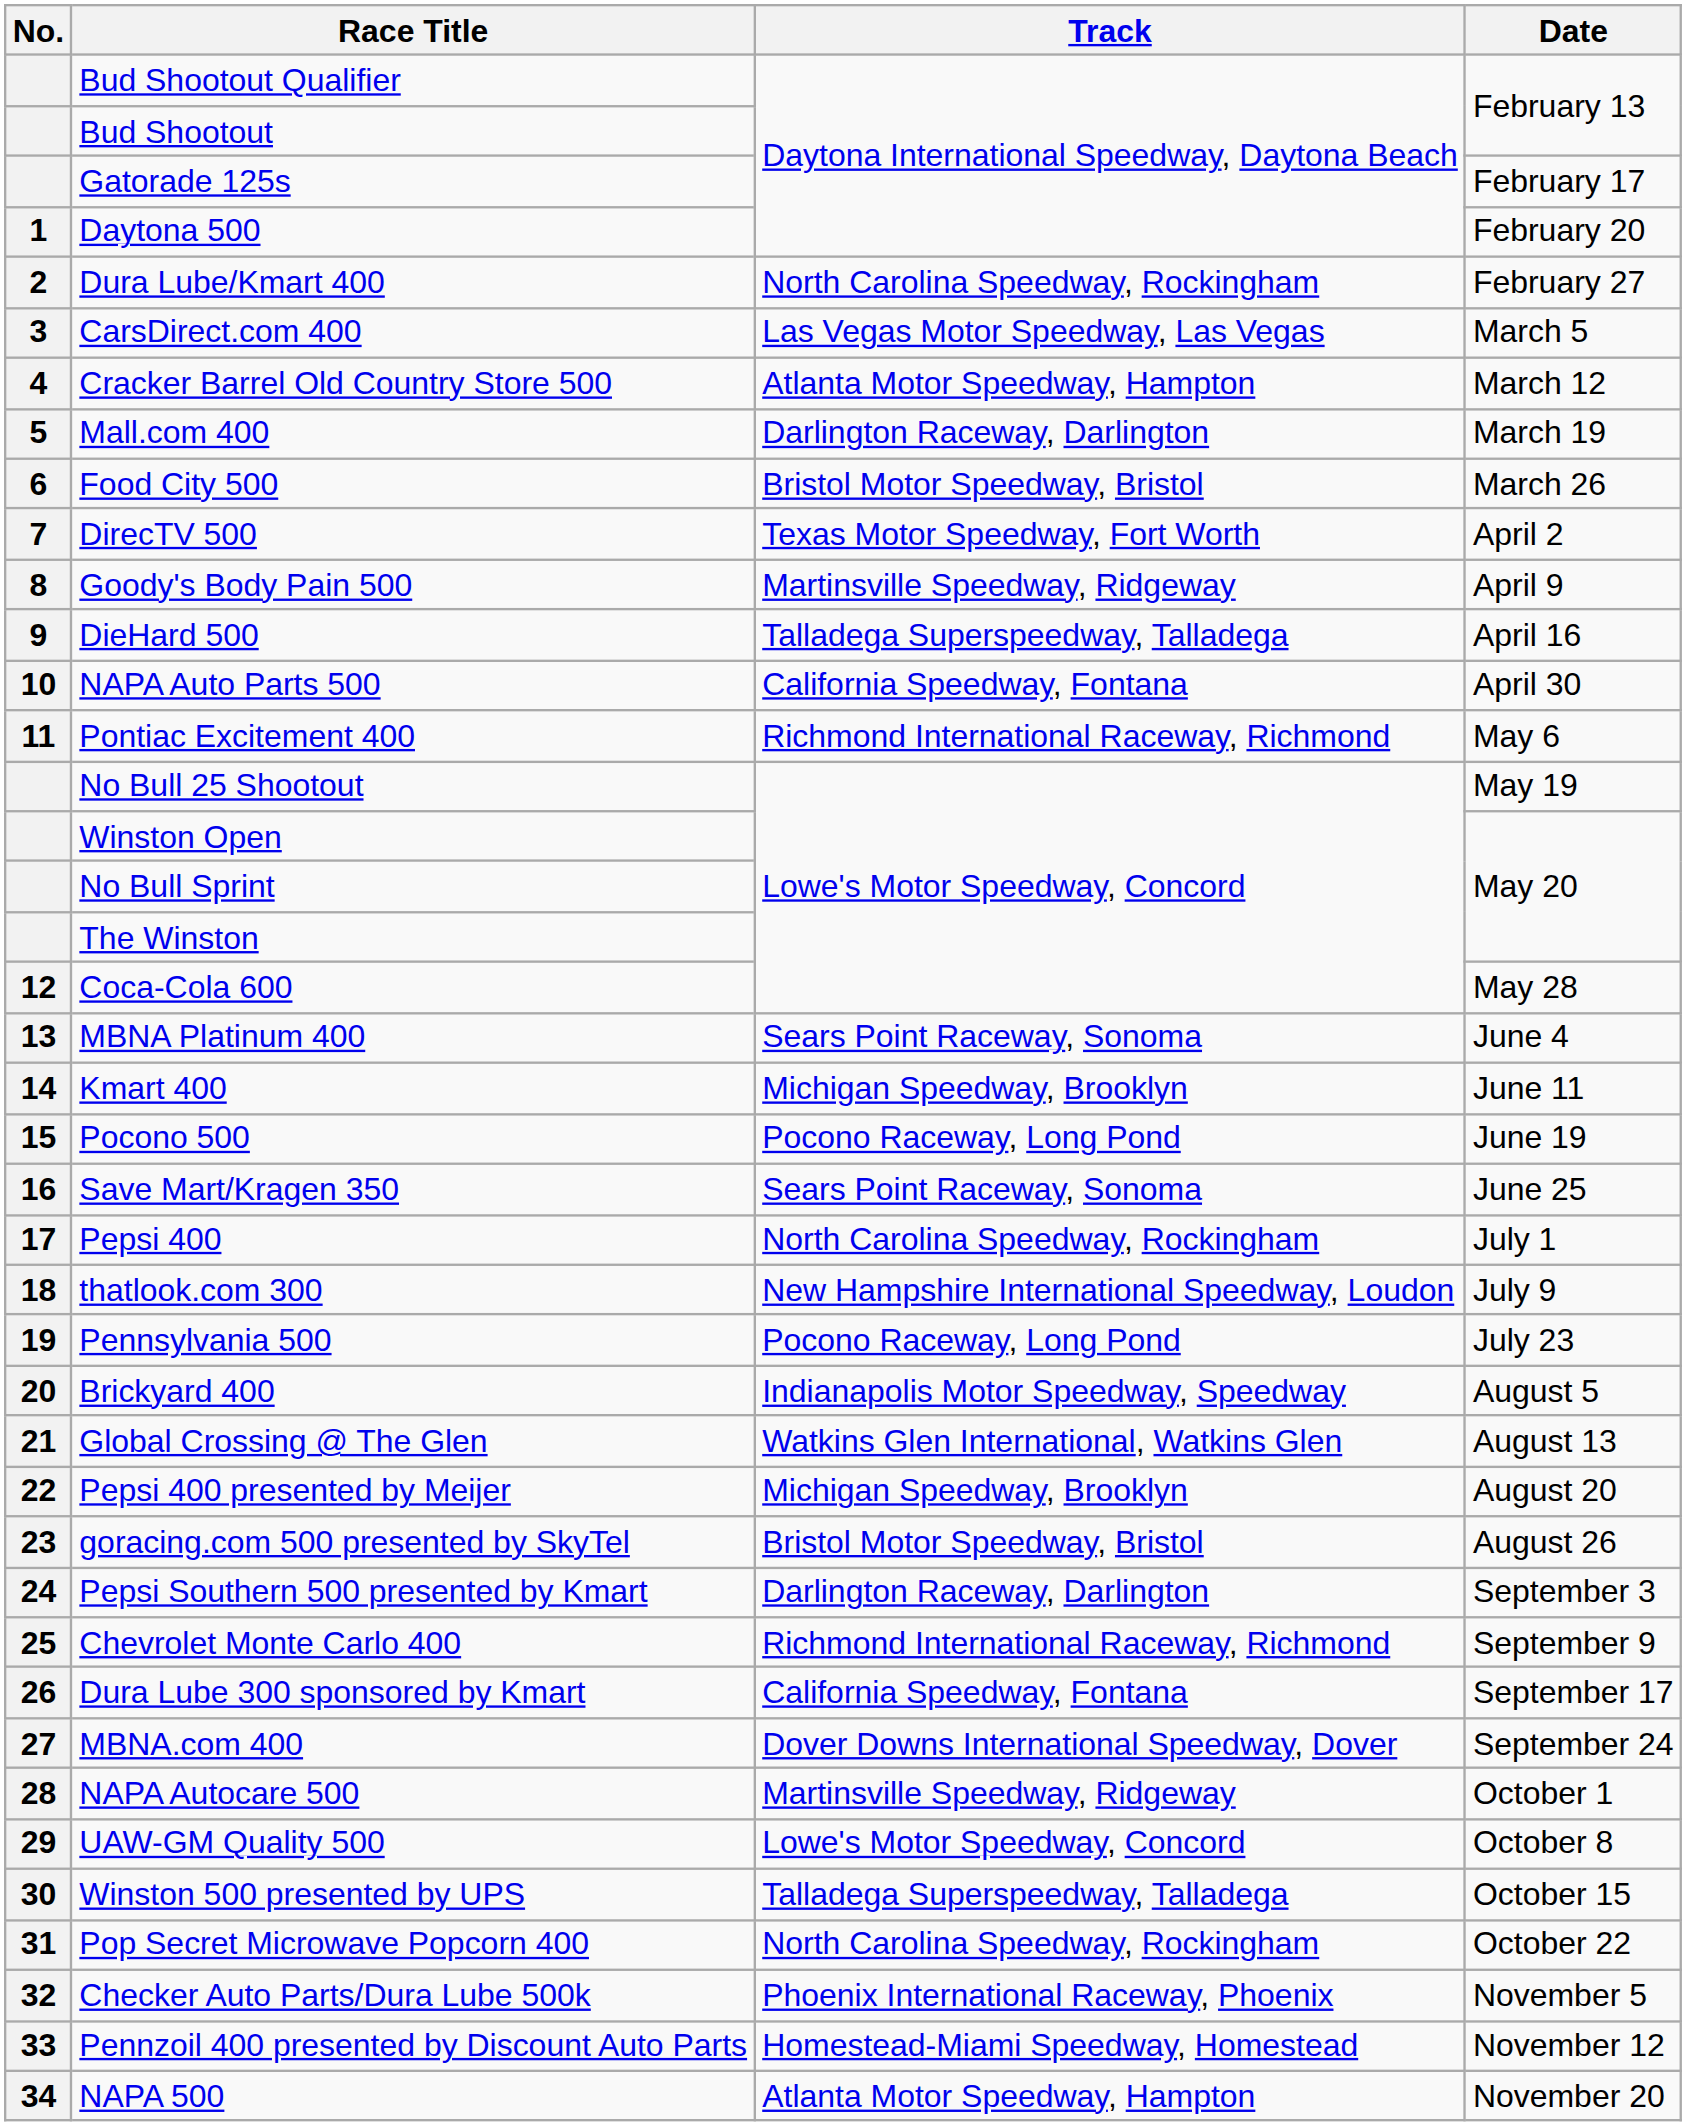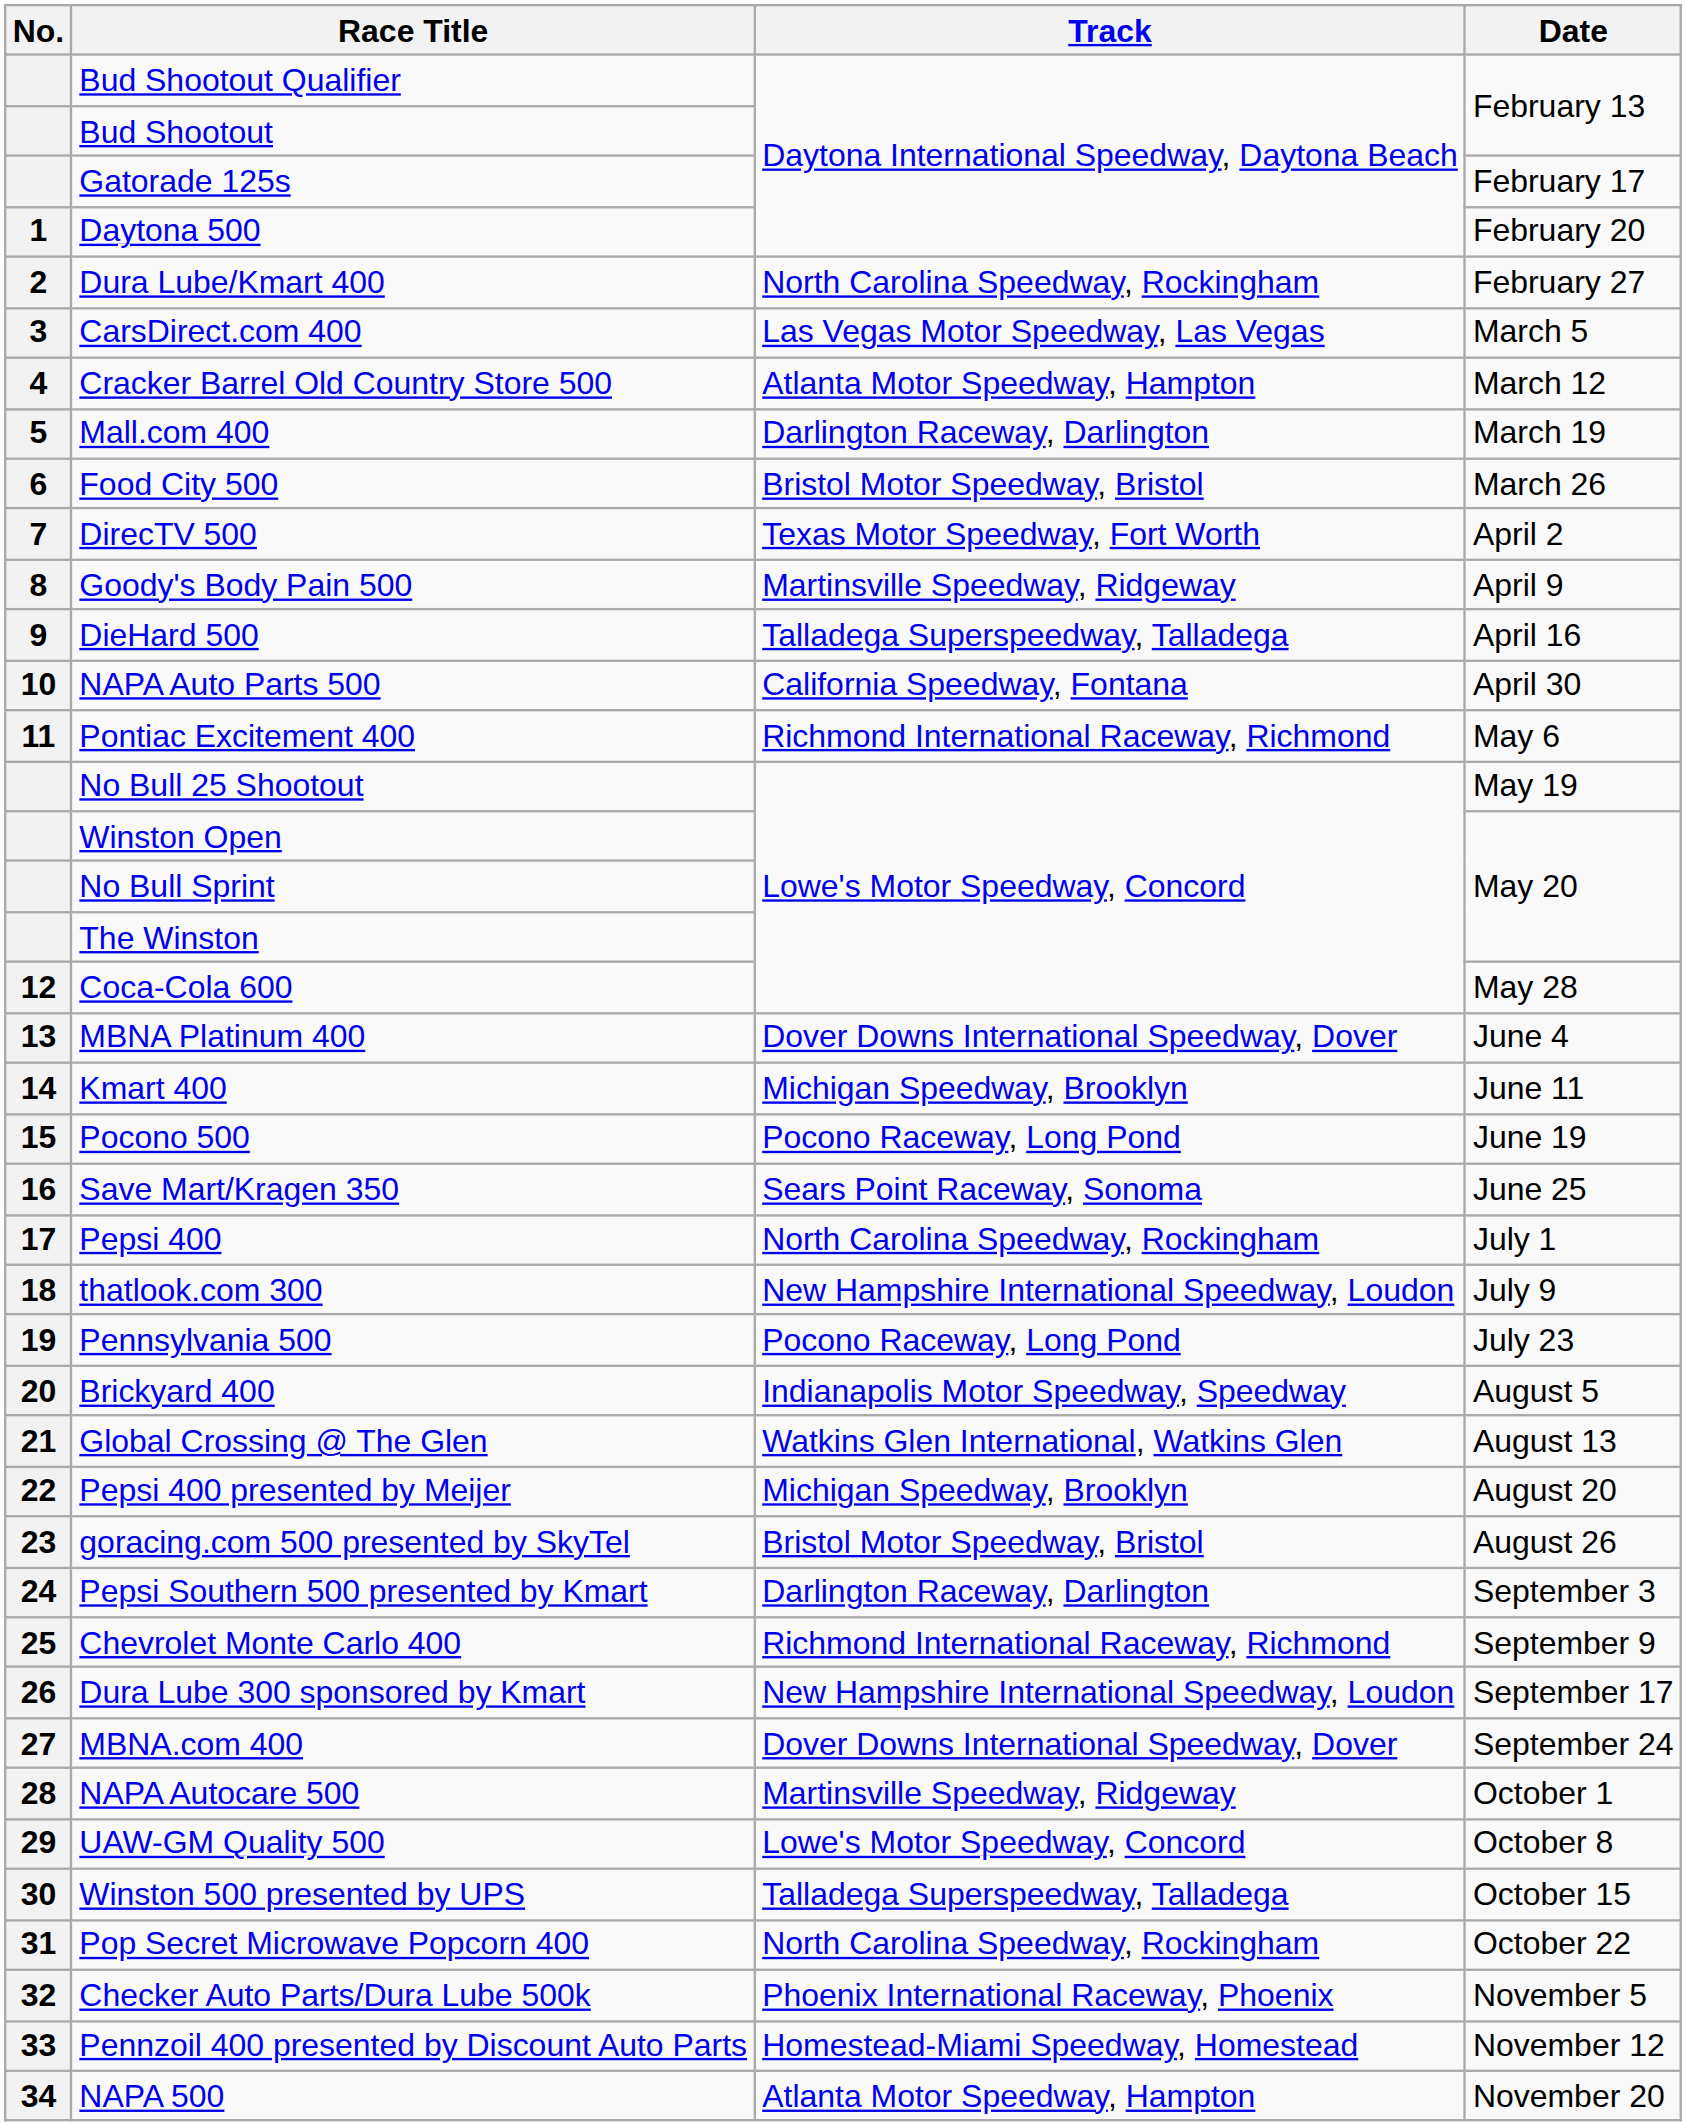(982, 1038) Sears Point Raceway, Sonoma -> (1080, 1038) Dover Downs International Speedway, Dover
(975, 1692) California Speedway, Fontana -> (1108, 1692) New Hampshire International Speedway, Loudon
